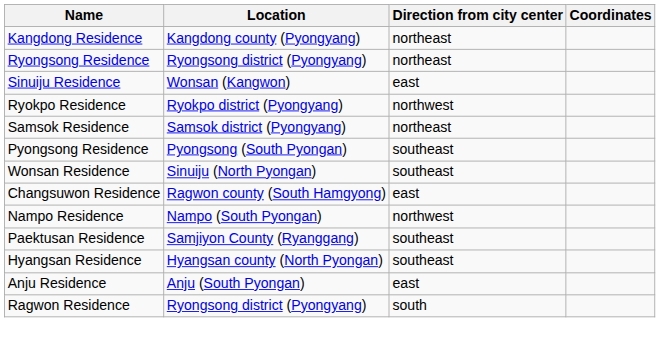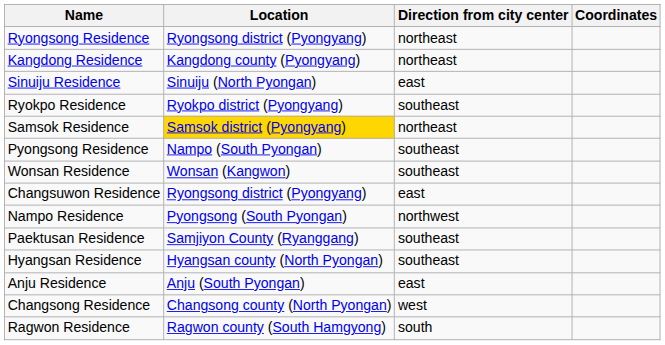rows swapped: (79, 60) <-> (75, 37)
(229, 82) Wonsan (Kangwon) -> (242, 82) Sinuiju (North Pyongan)
(423, 104) northwest -> (428, 104) southeast
(256, 127) no background -> (256, 127) gold background
(257, 149) Pyongsong (South Pyongan) -> (244, 149) Nampo (South Pyongan)
(242, 171) Sinuiju (North Pyongan) -> (229, 171) Wonsan (Kangwon)
(276, 194) Ragwon county (South Hamgyong) -> (267, 194) Ryongsong district (Pyongyang)
(244, 216) Nampo (South Pyongan) -> (257, 216) Pyongsong (South Pyongan)
+ row: (79, 305)
(267, 305) Ryongsong district (Pyongyang) -> (276, 328) Ragwon county (South Hamgyong)
